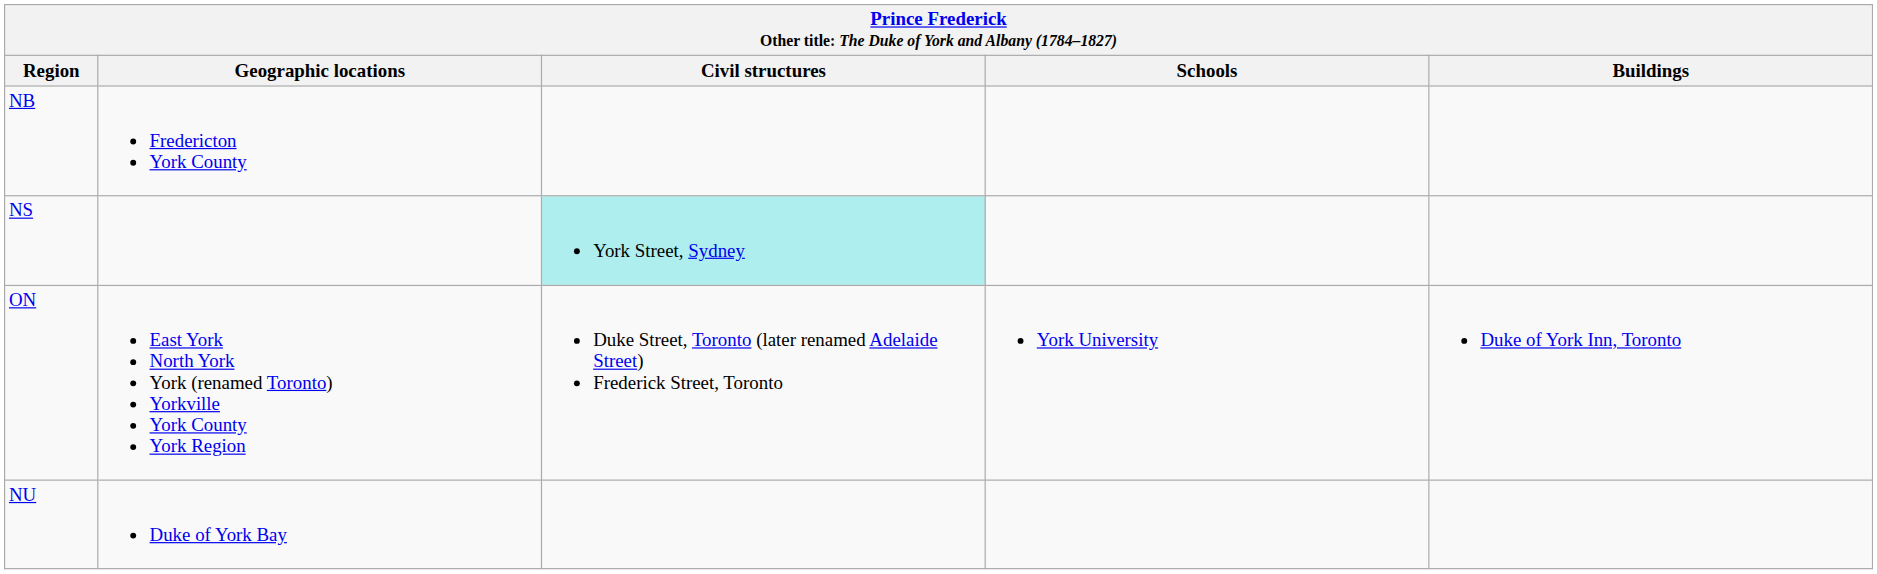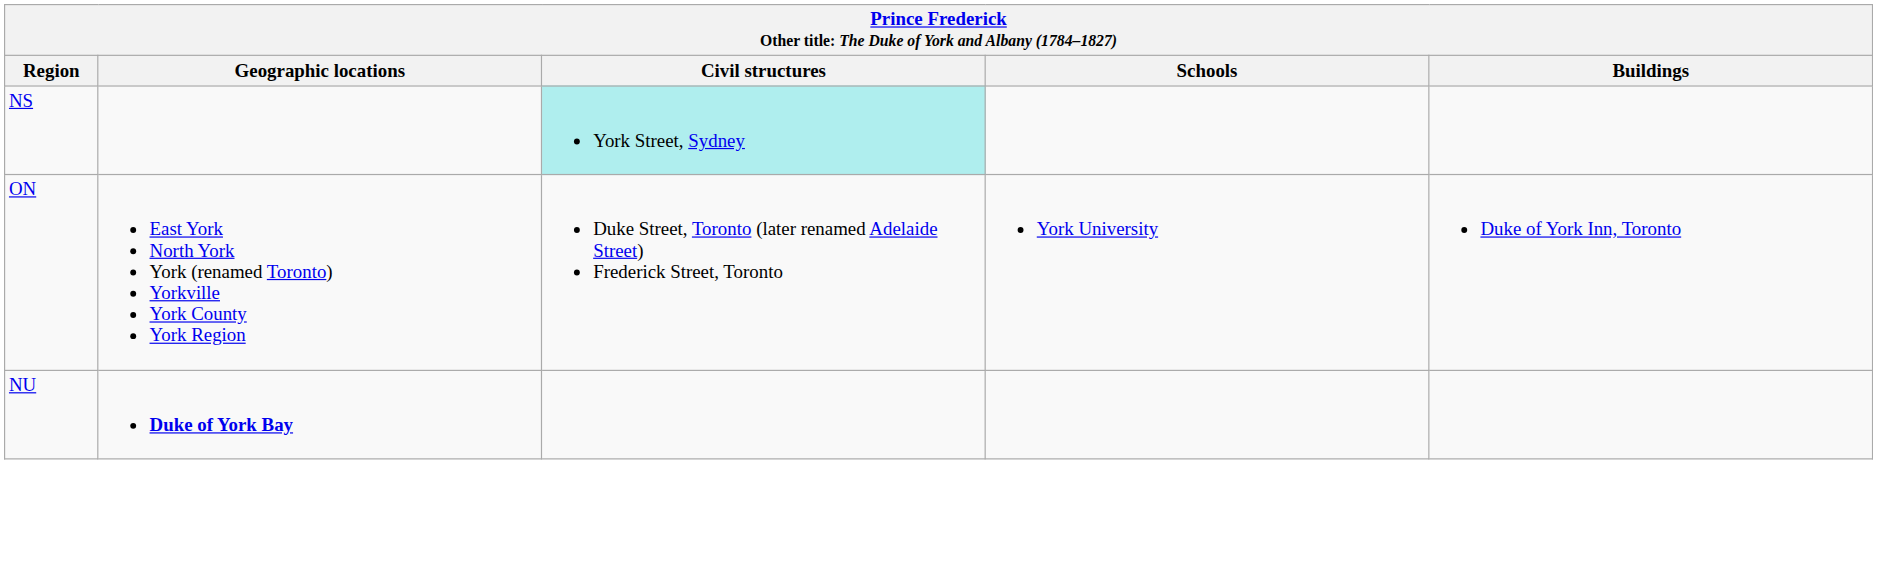- row: (22, 100)
(320, 535) normal -> (320, 425) bold
